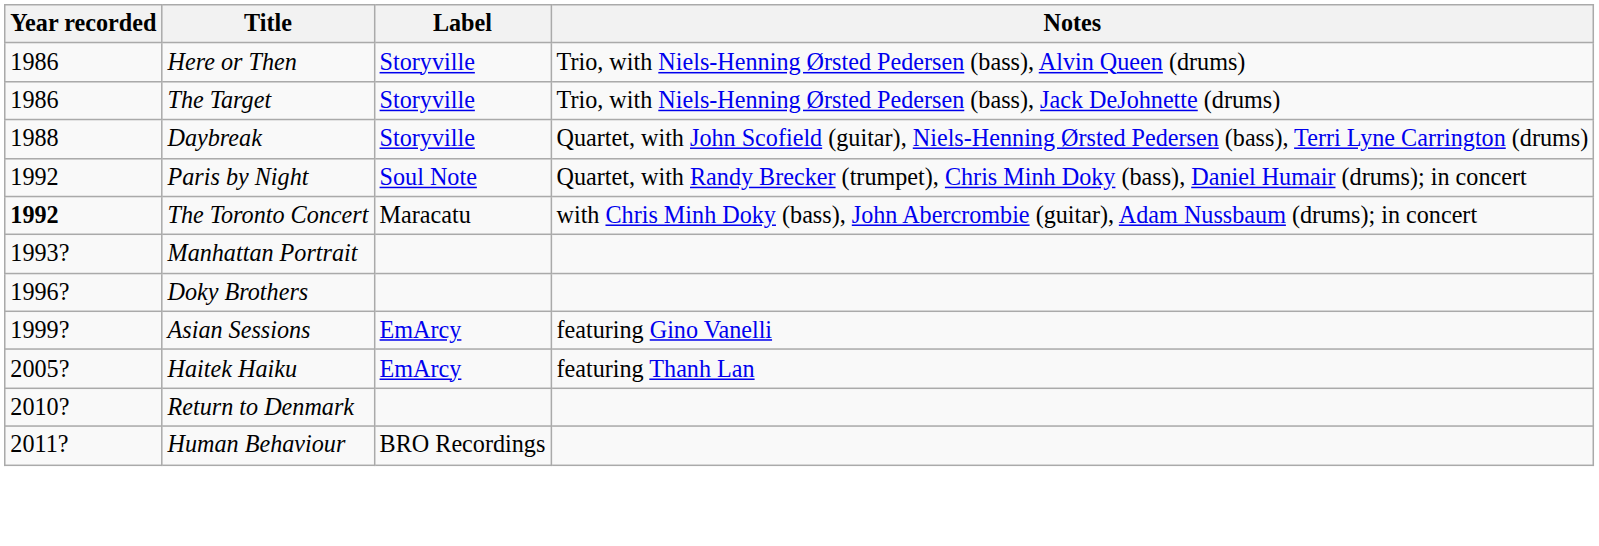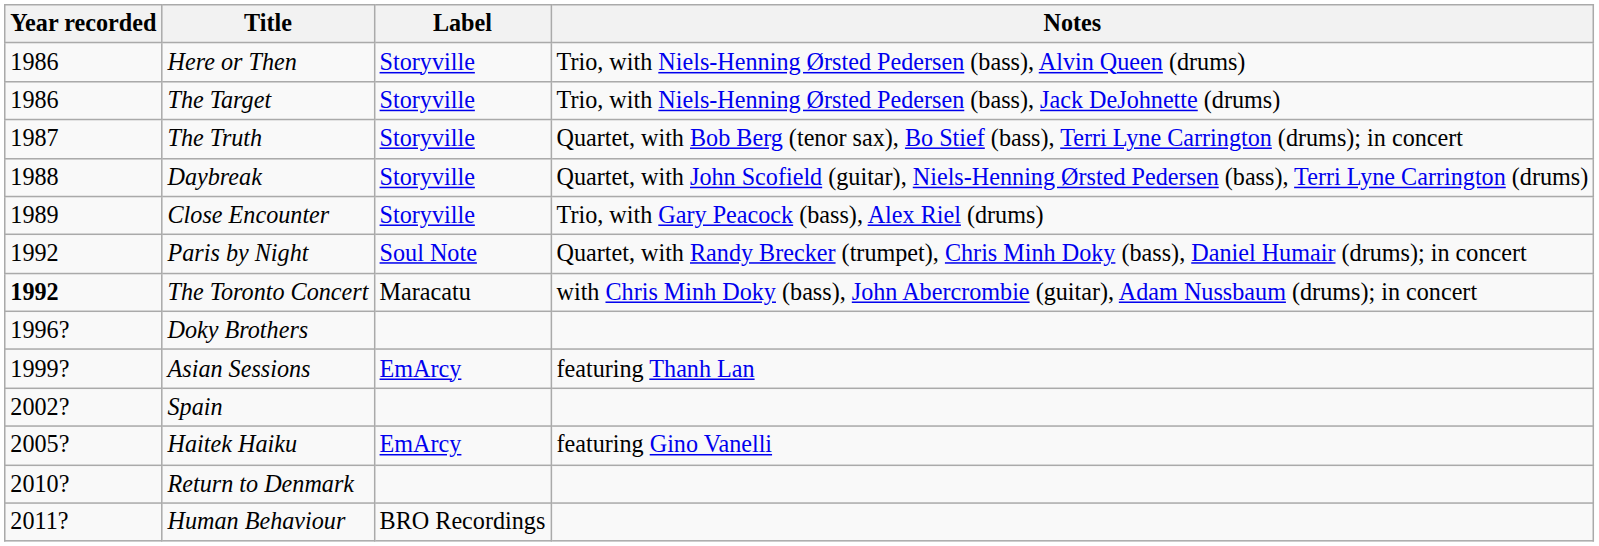+ row: (215, 138)
+ row: (248, 215)
- row: (262, 253)
(664, 330) featuring Gino Vanelli -> (656, 368) featuring Thanh Lan
+ row: (195, 406)
(656, 368) featuring Thanh Lan -> (664, 445) featuring Gino Vanelli
